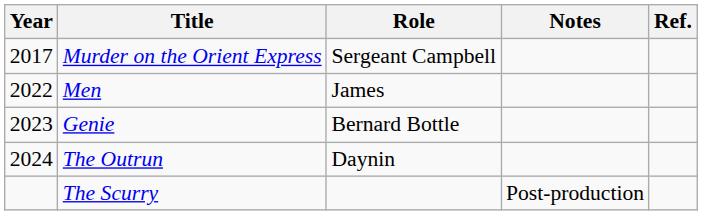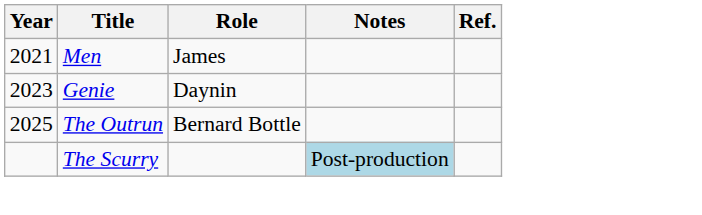- row: (192, 55)
(31, 90) 2022 -> (31, 55) 2021
(395, 124) Bernard Bottle -> (205, 90) Daynin
(31, 158) 2024 -> (31, 124) 2025
(363, 158) Daynin -> (237, 124) Bernard Bottle
(575, 192) no background -> (380, 158) lightblue background
